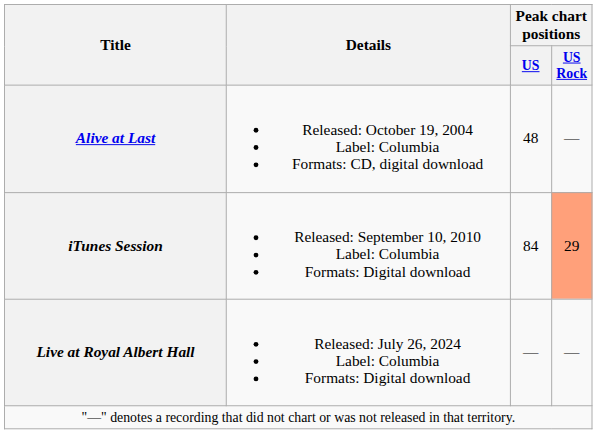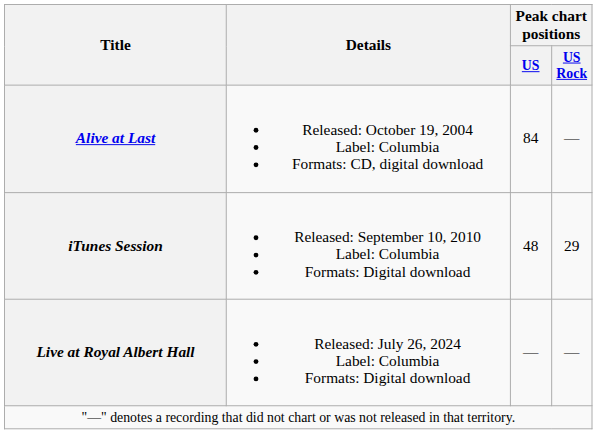(531, 138) 48 -> (531, 138) 84
(531, 245) 84 -> (531, 245) 48
(572, 245) lightsalmon background -> (572, 245) no background
